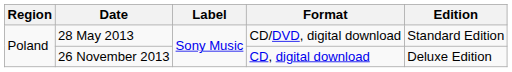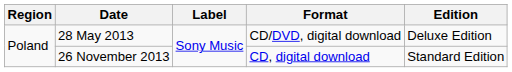(456, 35) Standard Edition -> (449, 35) Deluxe Edition
(449, 56) Deluxe Edition -> (456, 56) Standard Edition
